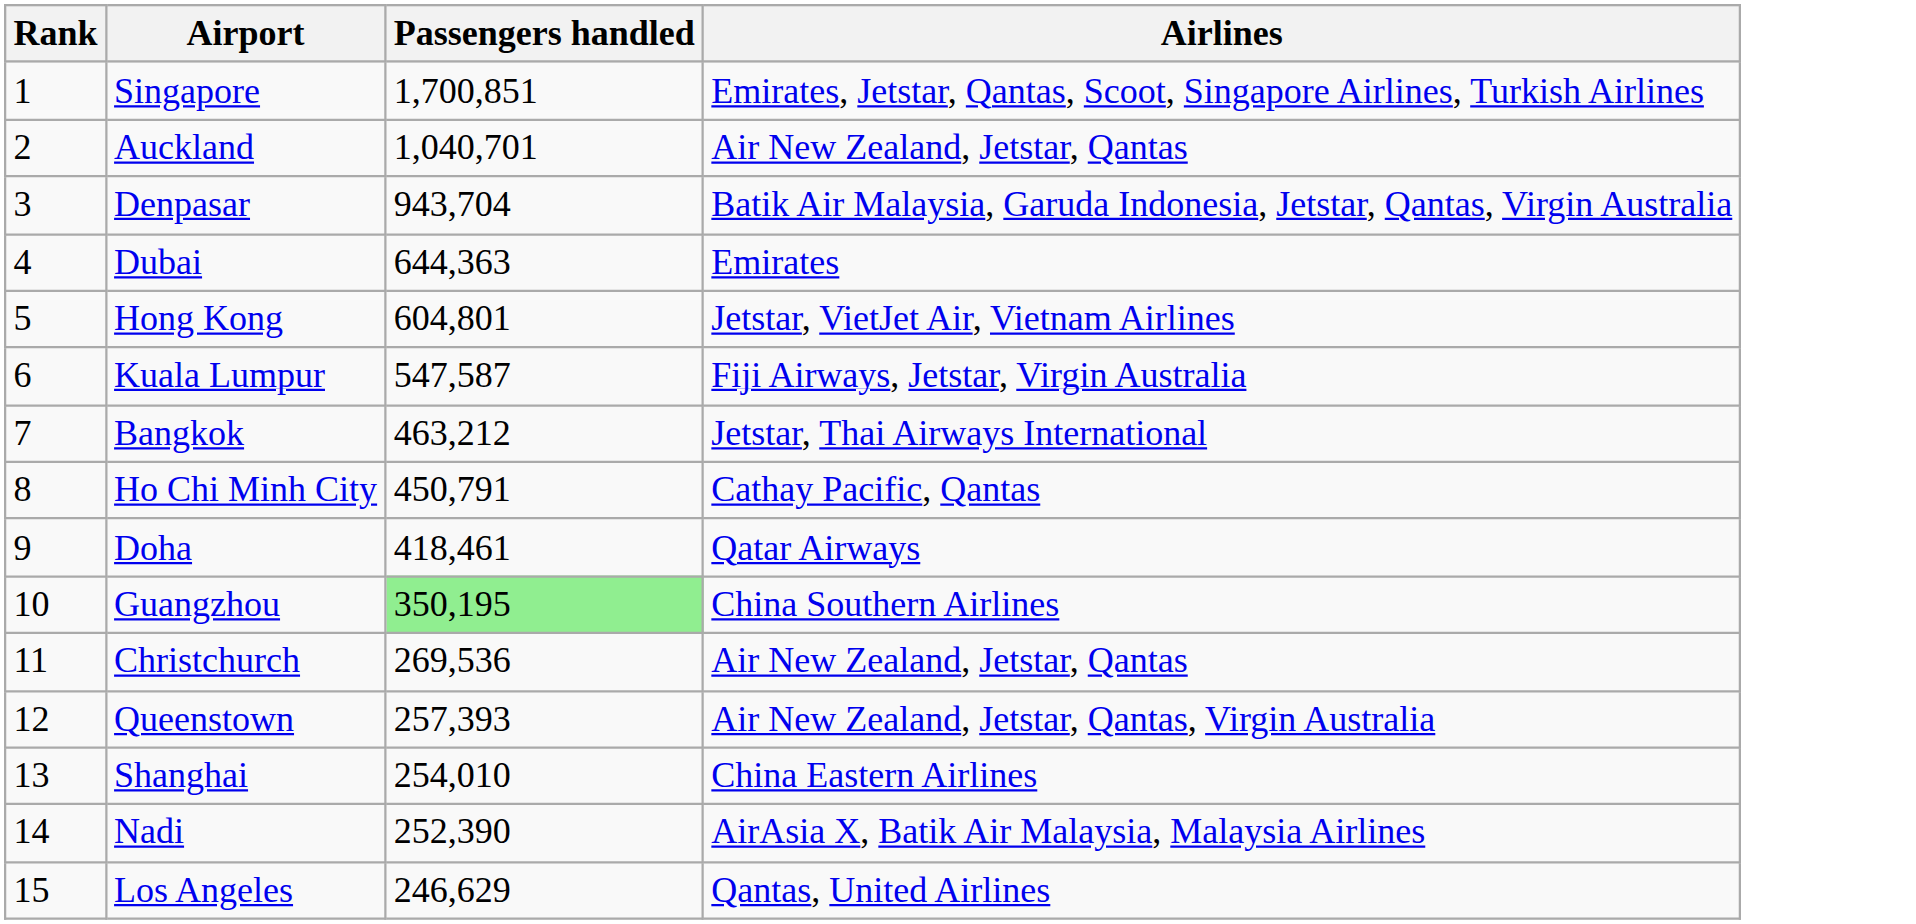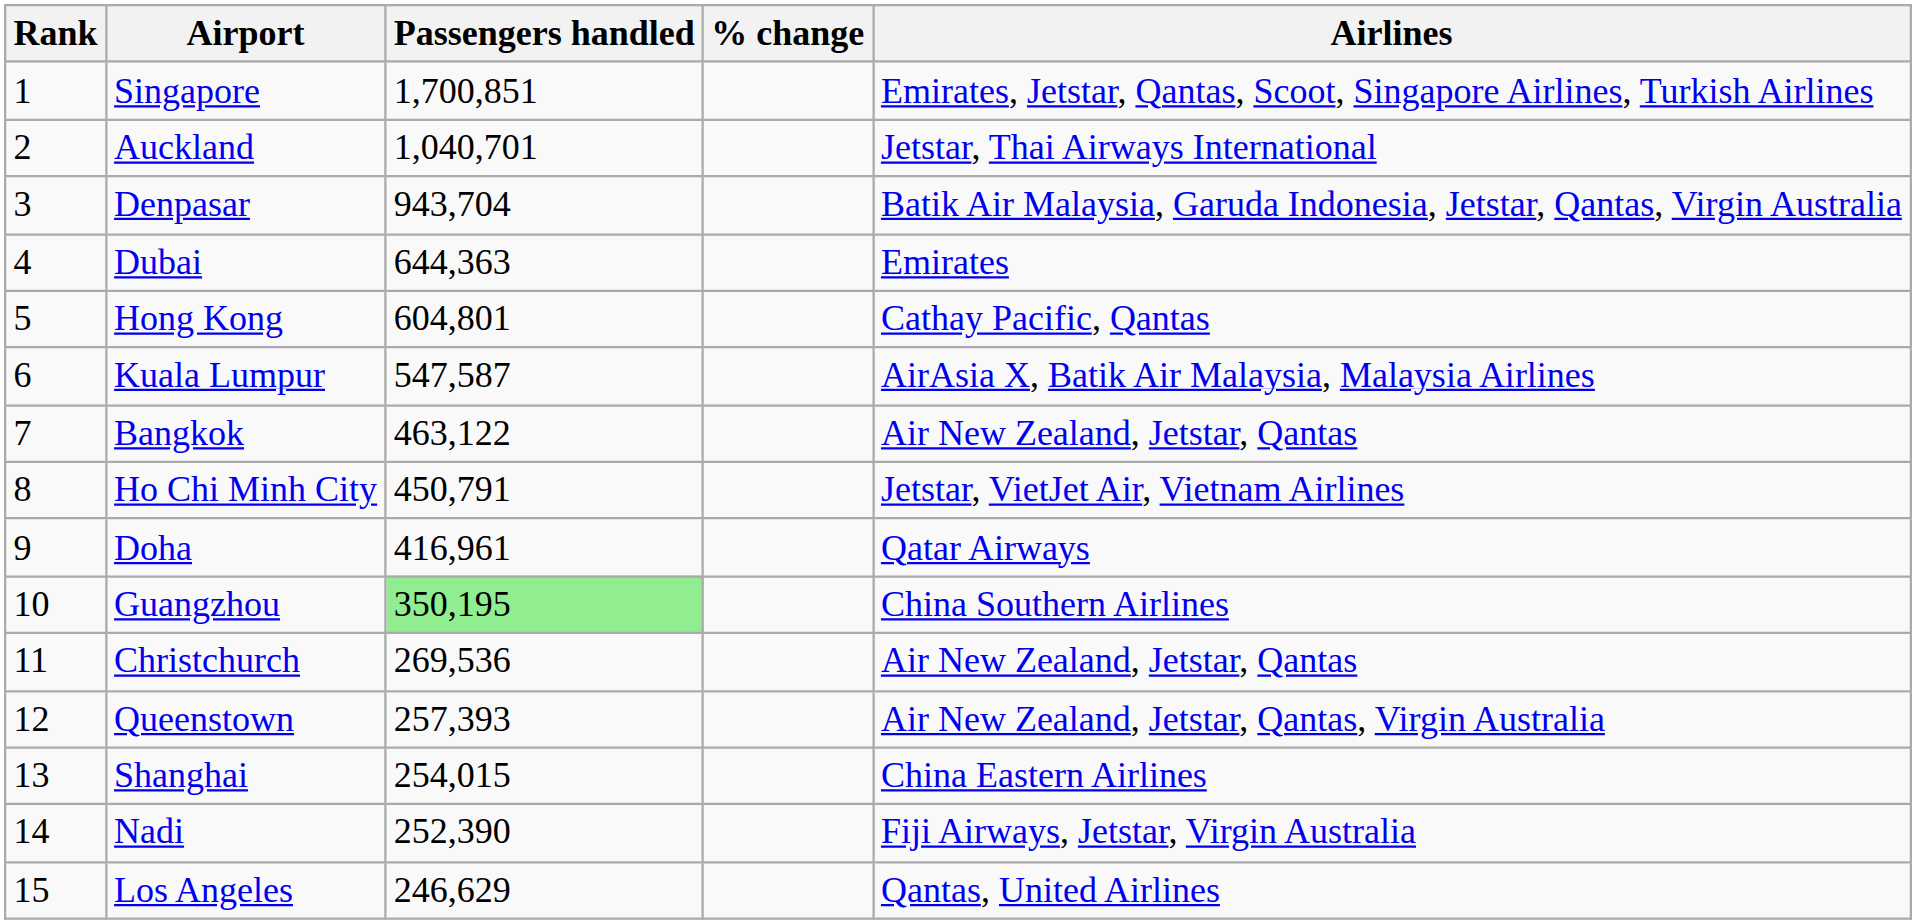+ column: (788, 33)
(950, 147) Air New Zealand, Jetstar, Qantas -> (1129, 147) Jetstar, Thai Airways International
(973, 318) Jetstar, VietJet Air, Vietnam Airlines -> (1045, 318) Cathay Pacific, Qantas
(979, 375) Fiji Airways, Jetstar, Virgin Australia -> (1238, 375) AirAsia X, Batik Air Malaysia, Malaysia Airlines
(452, 432) 463,212 -> (452, 432) 463,122
(959, 432) Jetstar, Thai Airways International -> (1119, 432) Air New Zealand, Jetstar, Qantas
(876, 489) Cathay Pacific, Qantas -> (1143, 489) Jetstar, VietJet Air, Vietnam Airlines
(452, 546) 418,461 -> (452, 546) 416,961
(452, 775) 254,010 -> (452, 775) 254,015
(1068, 832) AirAsia X, Batik Air Malaysia, Malaysia Airlines -> (1148, 832) Fiji Airways, Jetstar, Virgin Australia
